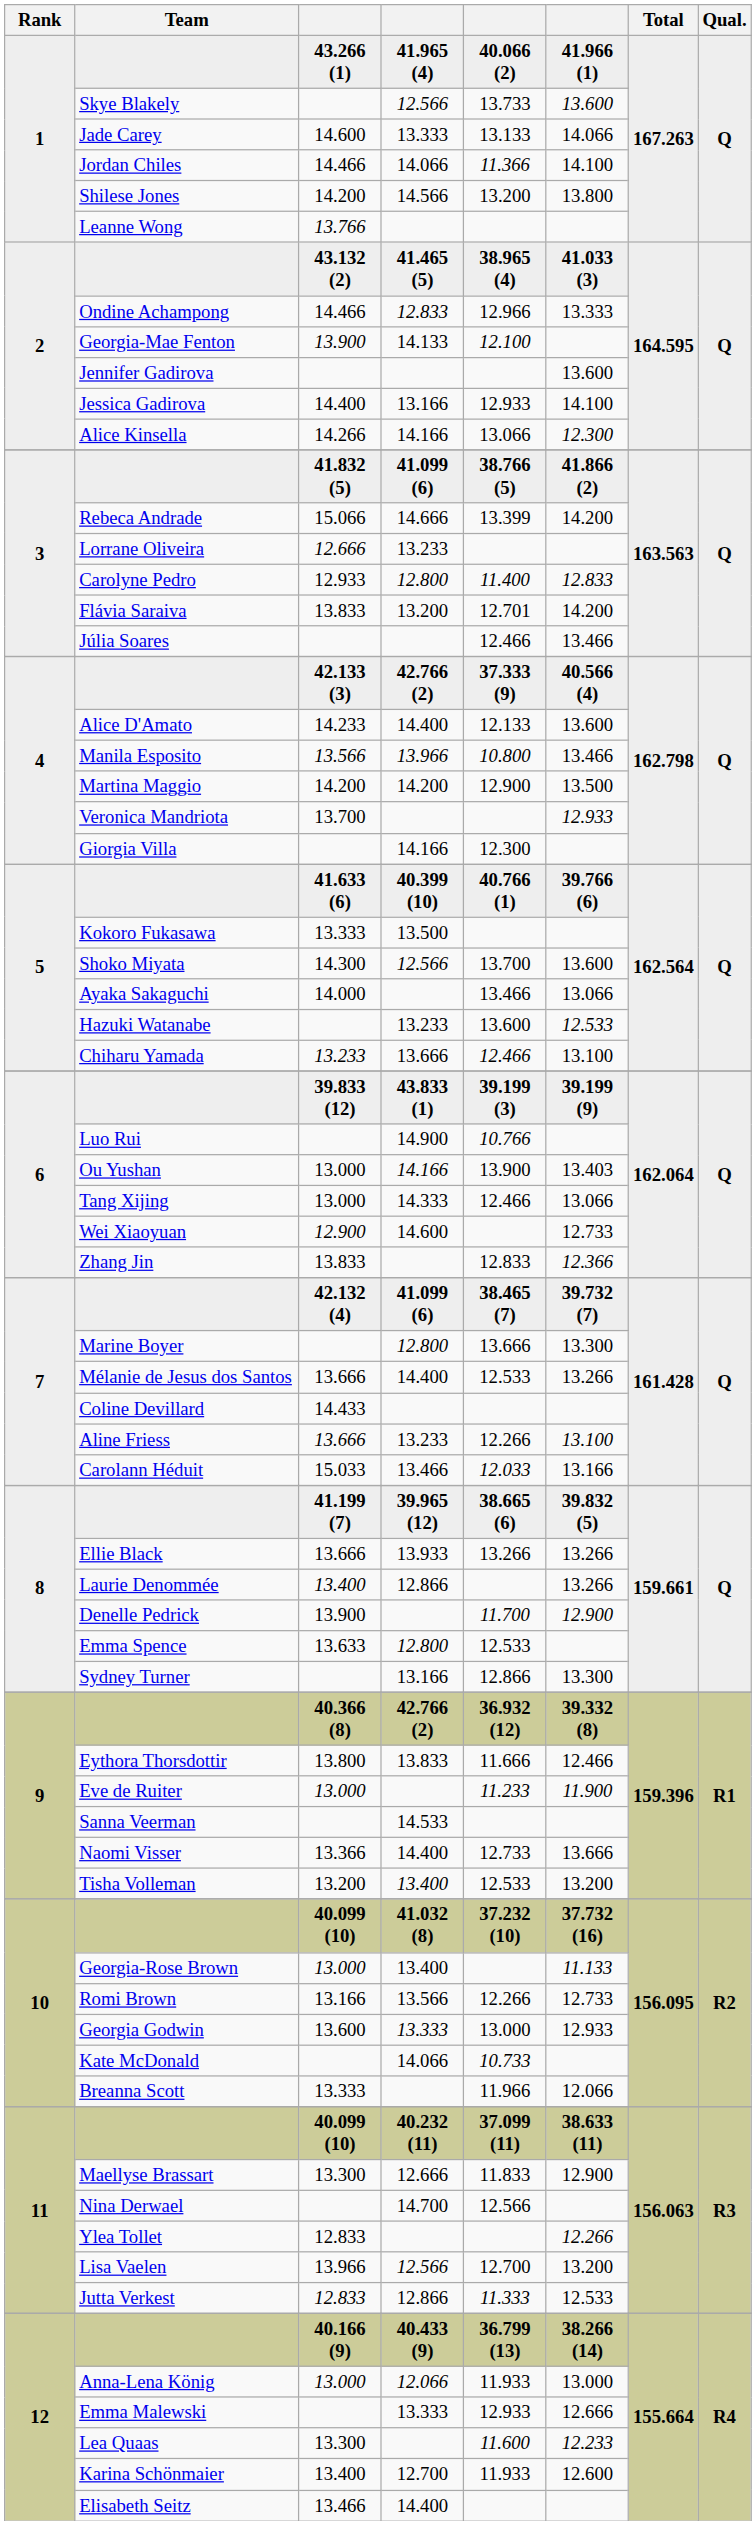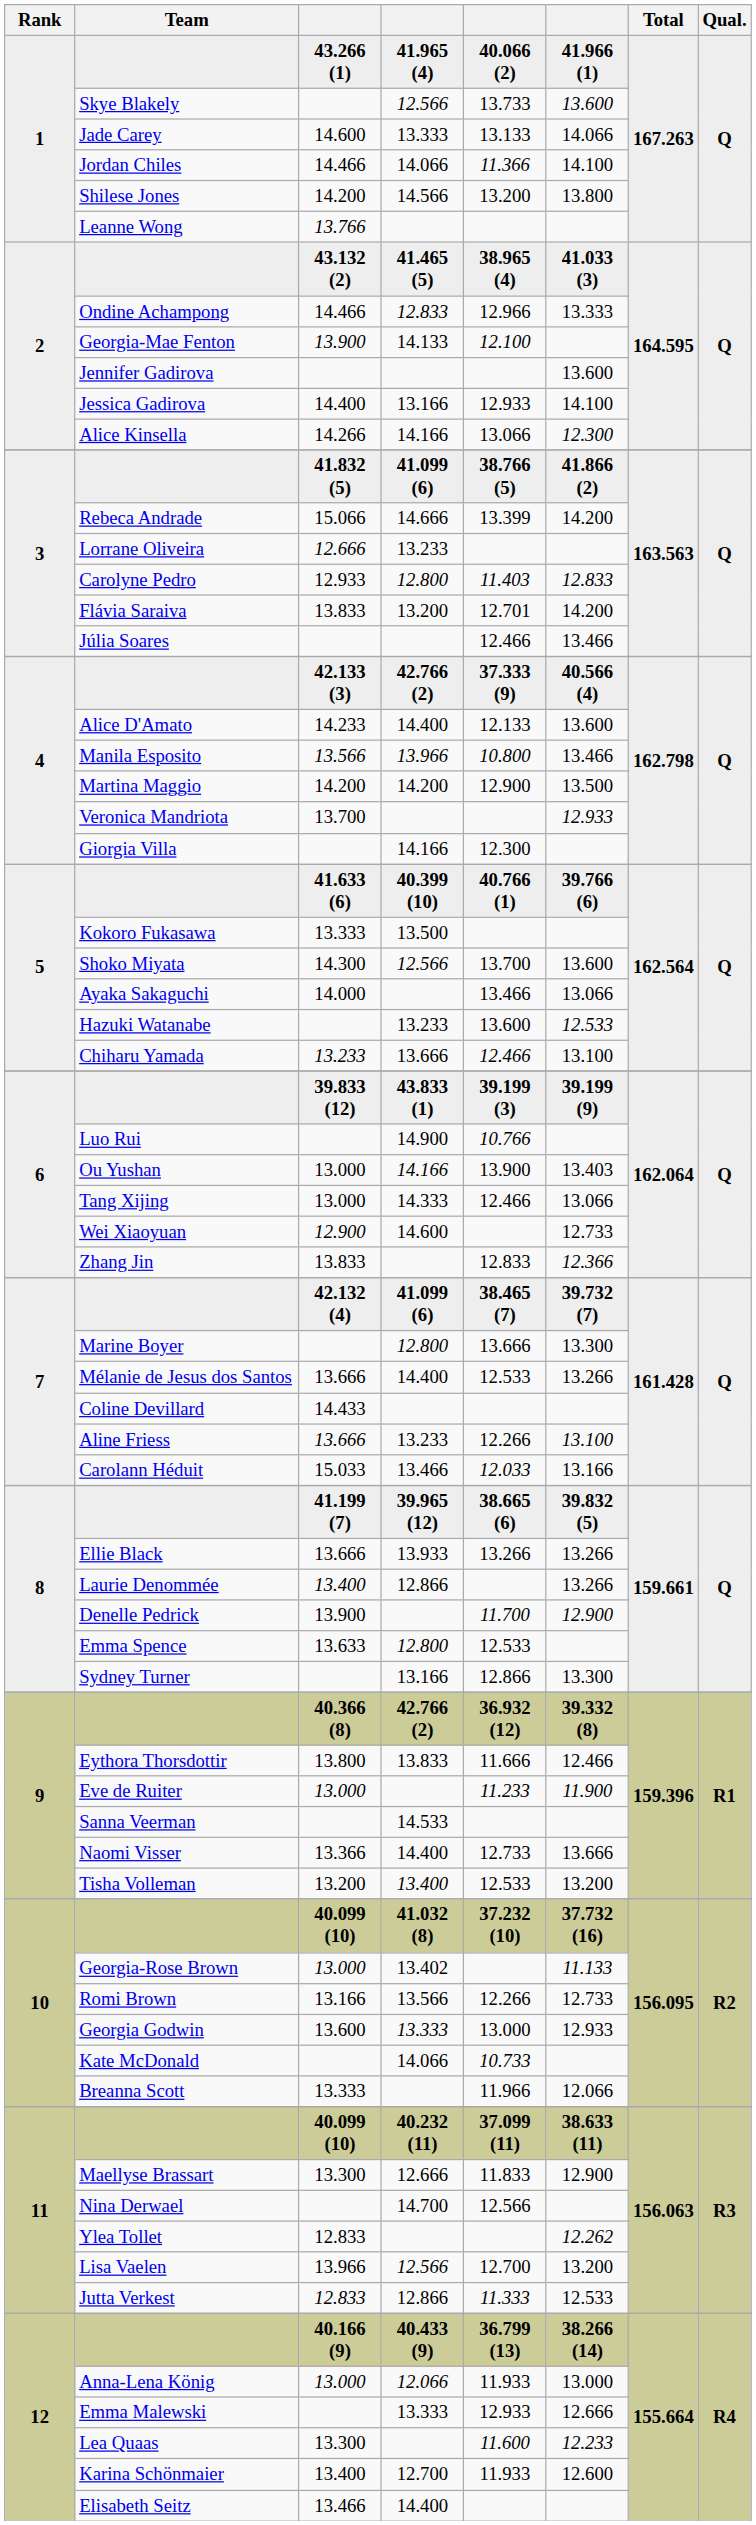(505, 579) 11.400 -> (505, 579) 11.403
(422, 1967) 13.400 -> (422, 1967) 13.402
(587, 2236) 12.266 -> (587, 2236) 12.262
